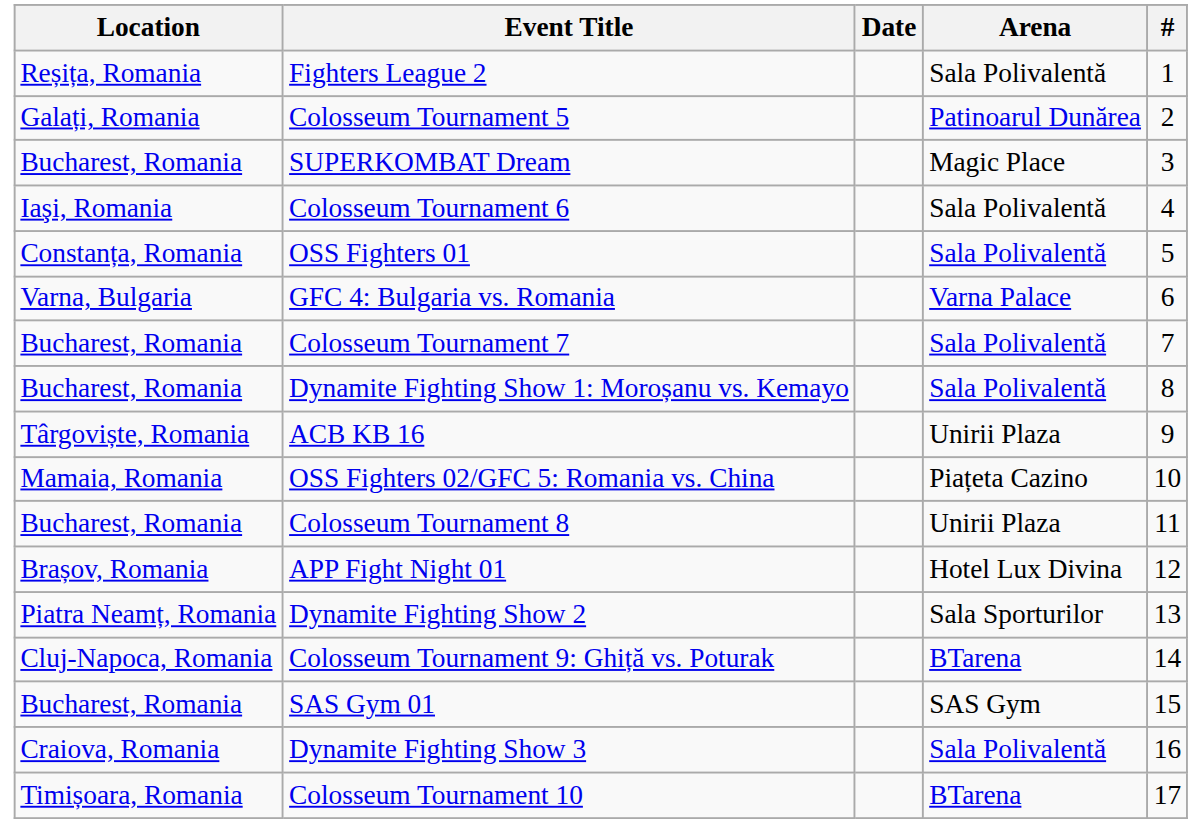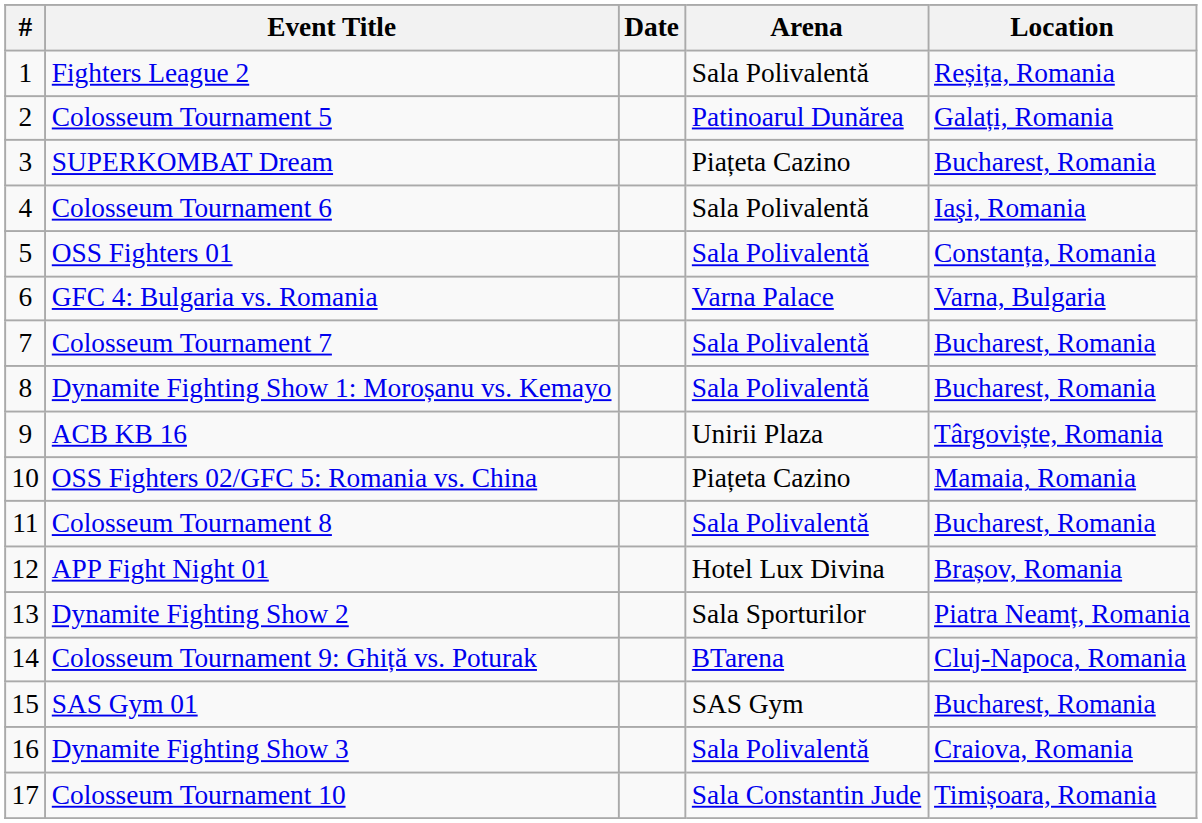columns swapped: (1168, 27) <-> (148, 27)
(997, 162) Magic Place -> (771, 162) Piațeta Cazino
(995, 523) Unirii Plaza -> (780, 523) Sala Polivalentă
(975, 794) BTarena -> (807, 794) Sala Constantin Jude
